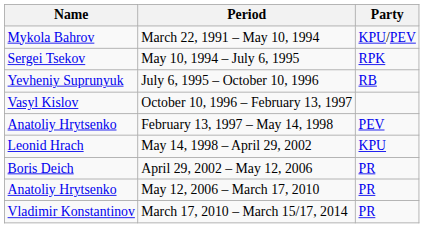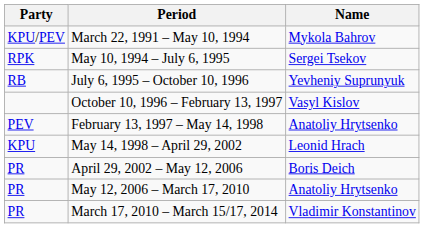columns swapped: (71, 15) <-> (387, 15)
